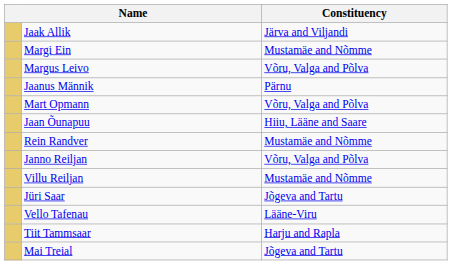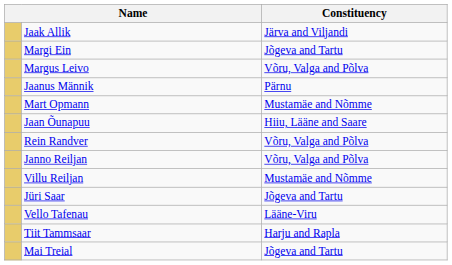(318, 50) Mustamäe and Nõmme -> (303, 50) Jõgeva and Tartu
(316, 104) Võru, Valga and Põlva -> (318, 104) Mustamäe and Nõmme
(318, 141) Mustamäe and Nõmme -> (316, 141) Võru, Valga and Põlva
